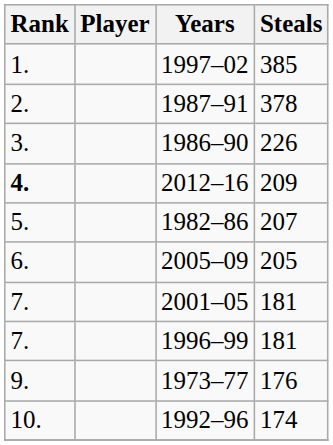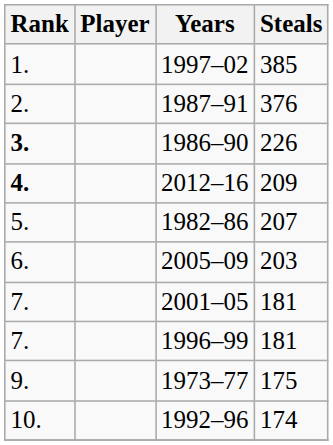(279, 103) 378 -> (279, 103) 376
(20, 143) normal -> (20, 143) bold
(279, 261) 205 -> (279, 261) 203
(279, 380) 176 -> (279, 380) 175
